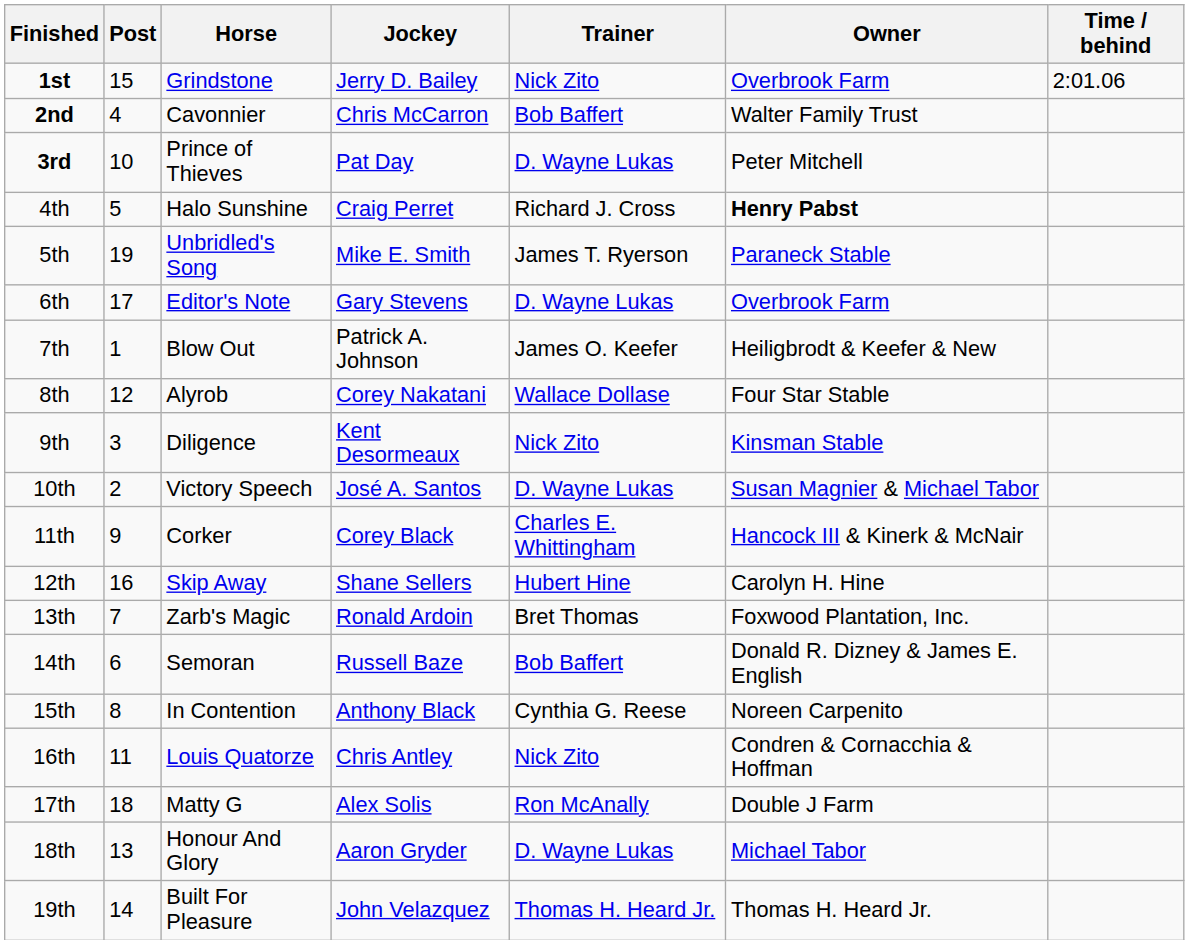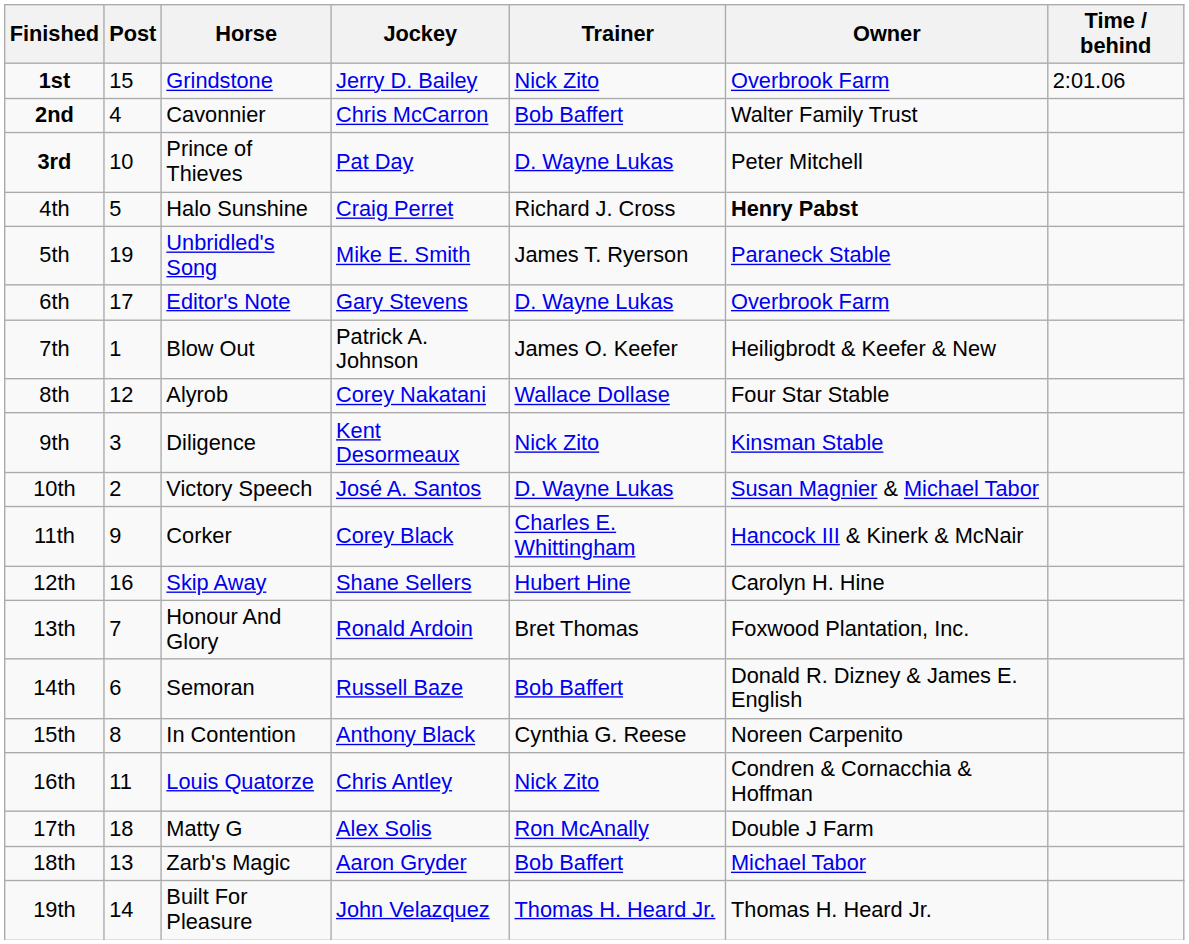(228, 617) Zarb's Magic -> (224, 629) Honour And Glory
(224, 851) Honour And Glory -> (228, 863) Zarb's Magic
(594, 851) D. Wayne Lukas -> (569, 863) Bob Baffert
